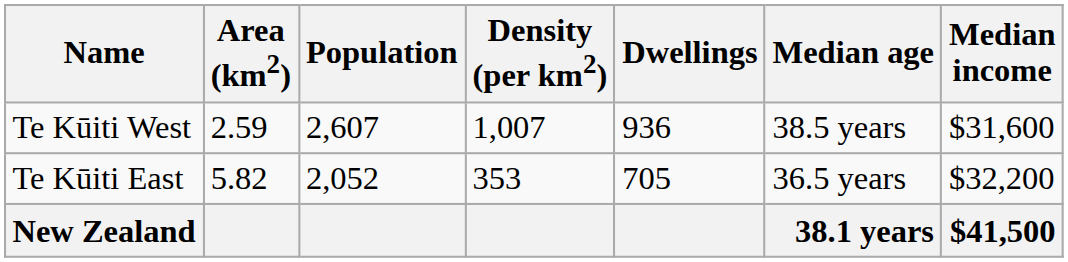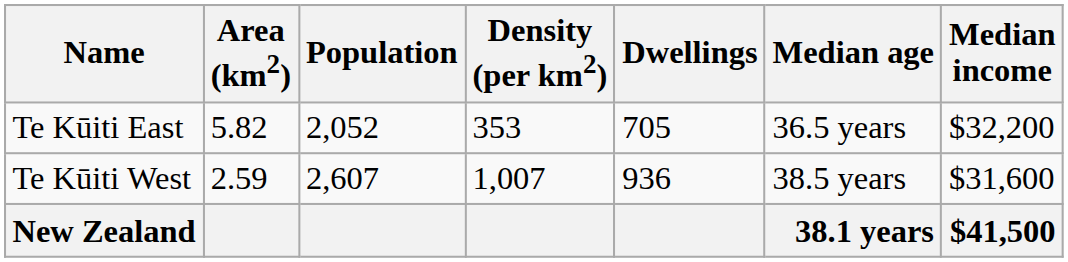rows swapped: (102, 127) <-> (98, 178)
